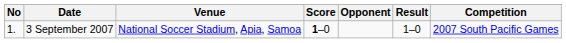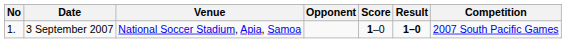columns swapped: (366, 12) <-> (321, 12)
(412, 29) normal -> (412, 29) bold
